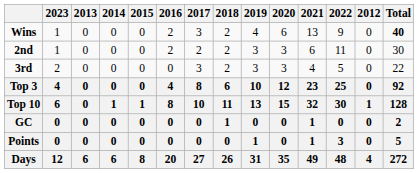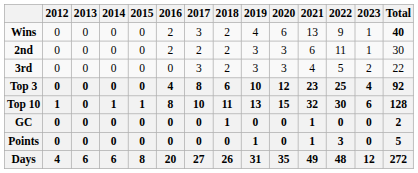columns swapped: (369, 13) <-> (57, 13)
